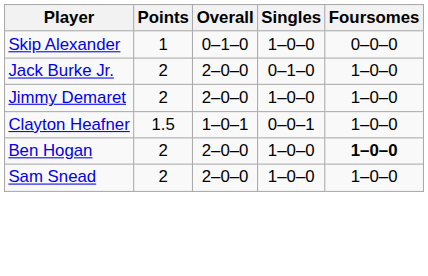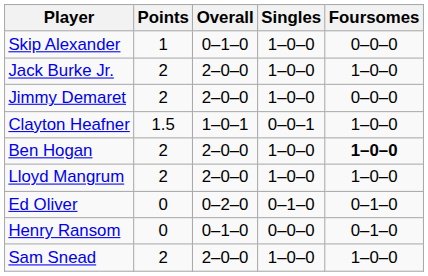(291, 71) 0–1–0 -> (291, 71) 1–0–0
(374, 97) 1–0–0 -> (374, 97) 0–0–0
+ row: (66, 177)
+ row: (43, 204)
+ row: (64, 230)
